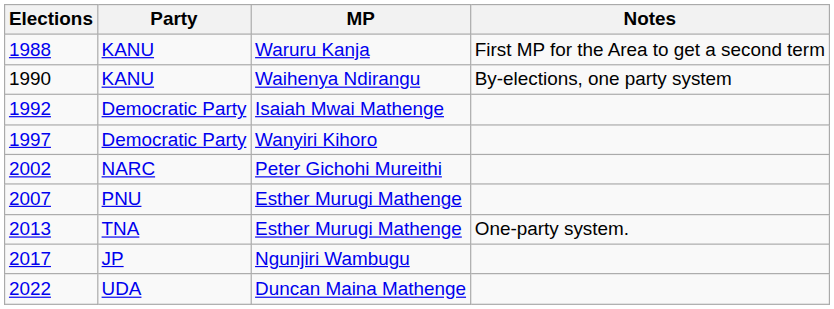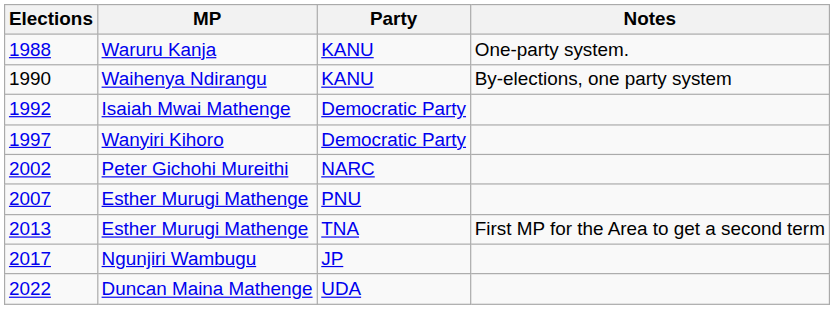columns swapped: (361, 19) <-> (174, 19)
(650, 49) First MP for the Area to get a second term -> (552, 49) One-party system.
(552, 229) One-party system. -> (650, 229) First MP for the Area to get a second term
